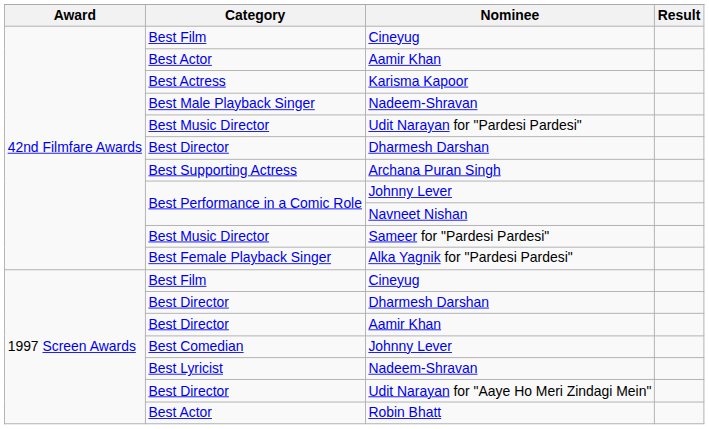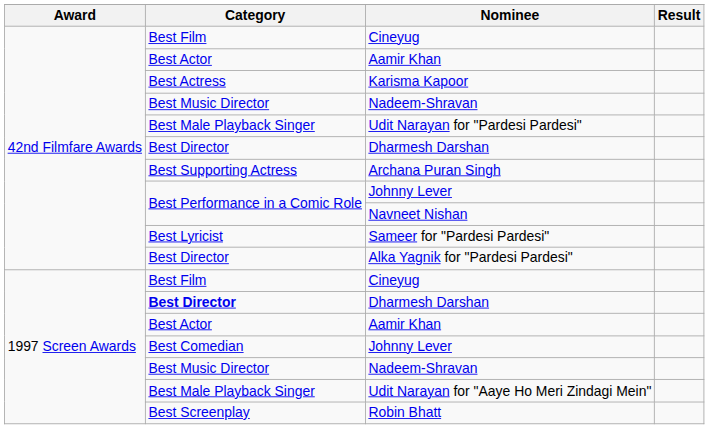(232, 103) Best Male Playback Singer -> (209, 103) Best Music Director
(209, 125) Best Music Director -> (232, 125) Best Male Playback Singer
(209, 236) Best Music Director -> (186, 236) Best Lyricist
(240, 258) Best Female Playback Singer -> (189, 258) Best Director
(189, 302) normal -> (192, 302) bold
(189, 324) Best Director -> (180, 324) Best Actor
(186, 368) Best Lyricist -> (209, 368) Best Music Director
(189, 390) Best Director -> (232, 390) Best Male Playback Singer
(180, 412) Best Actor -> (199, 412) Best Screenplay
